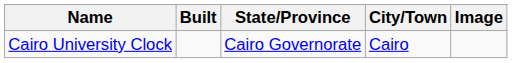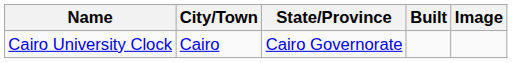columns swapped: (408, 17) <-> (198, 17)
